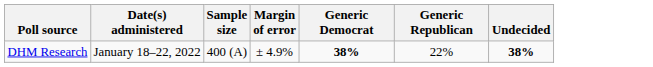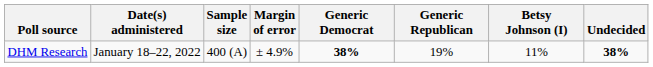+ column: (536, 23)
(441, 51) 22% -> (441, 51) 19%
